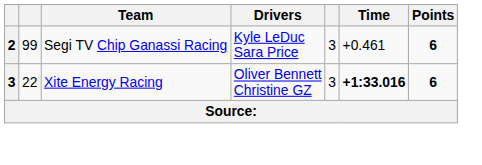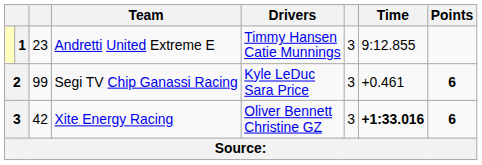+ row: (135, 45)
(30, 82) 22 -> (40, 119) 42
